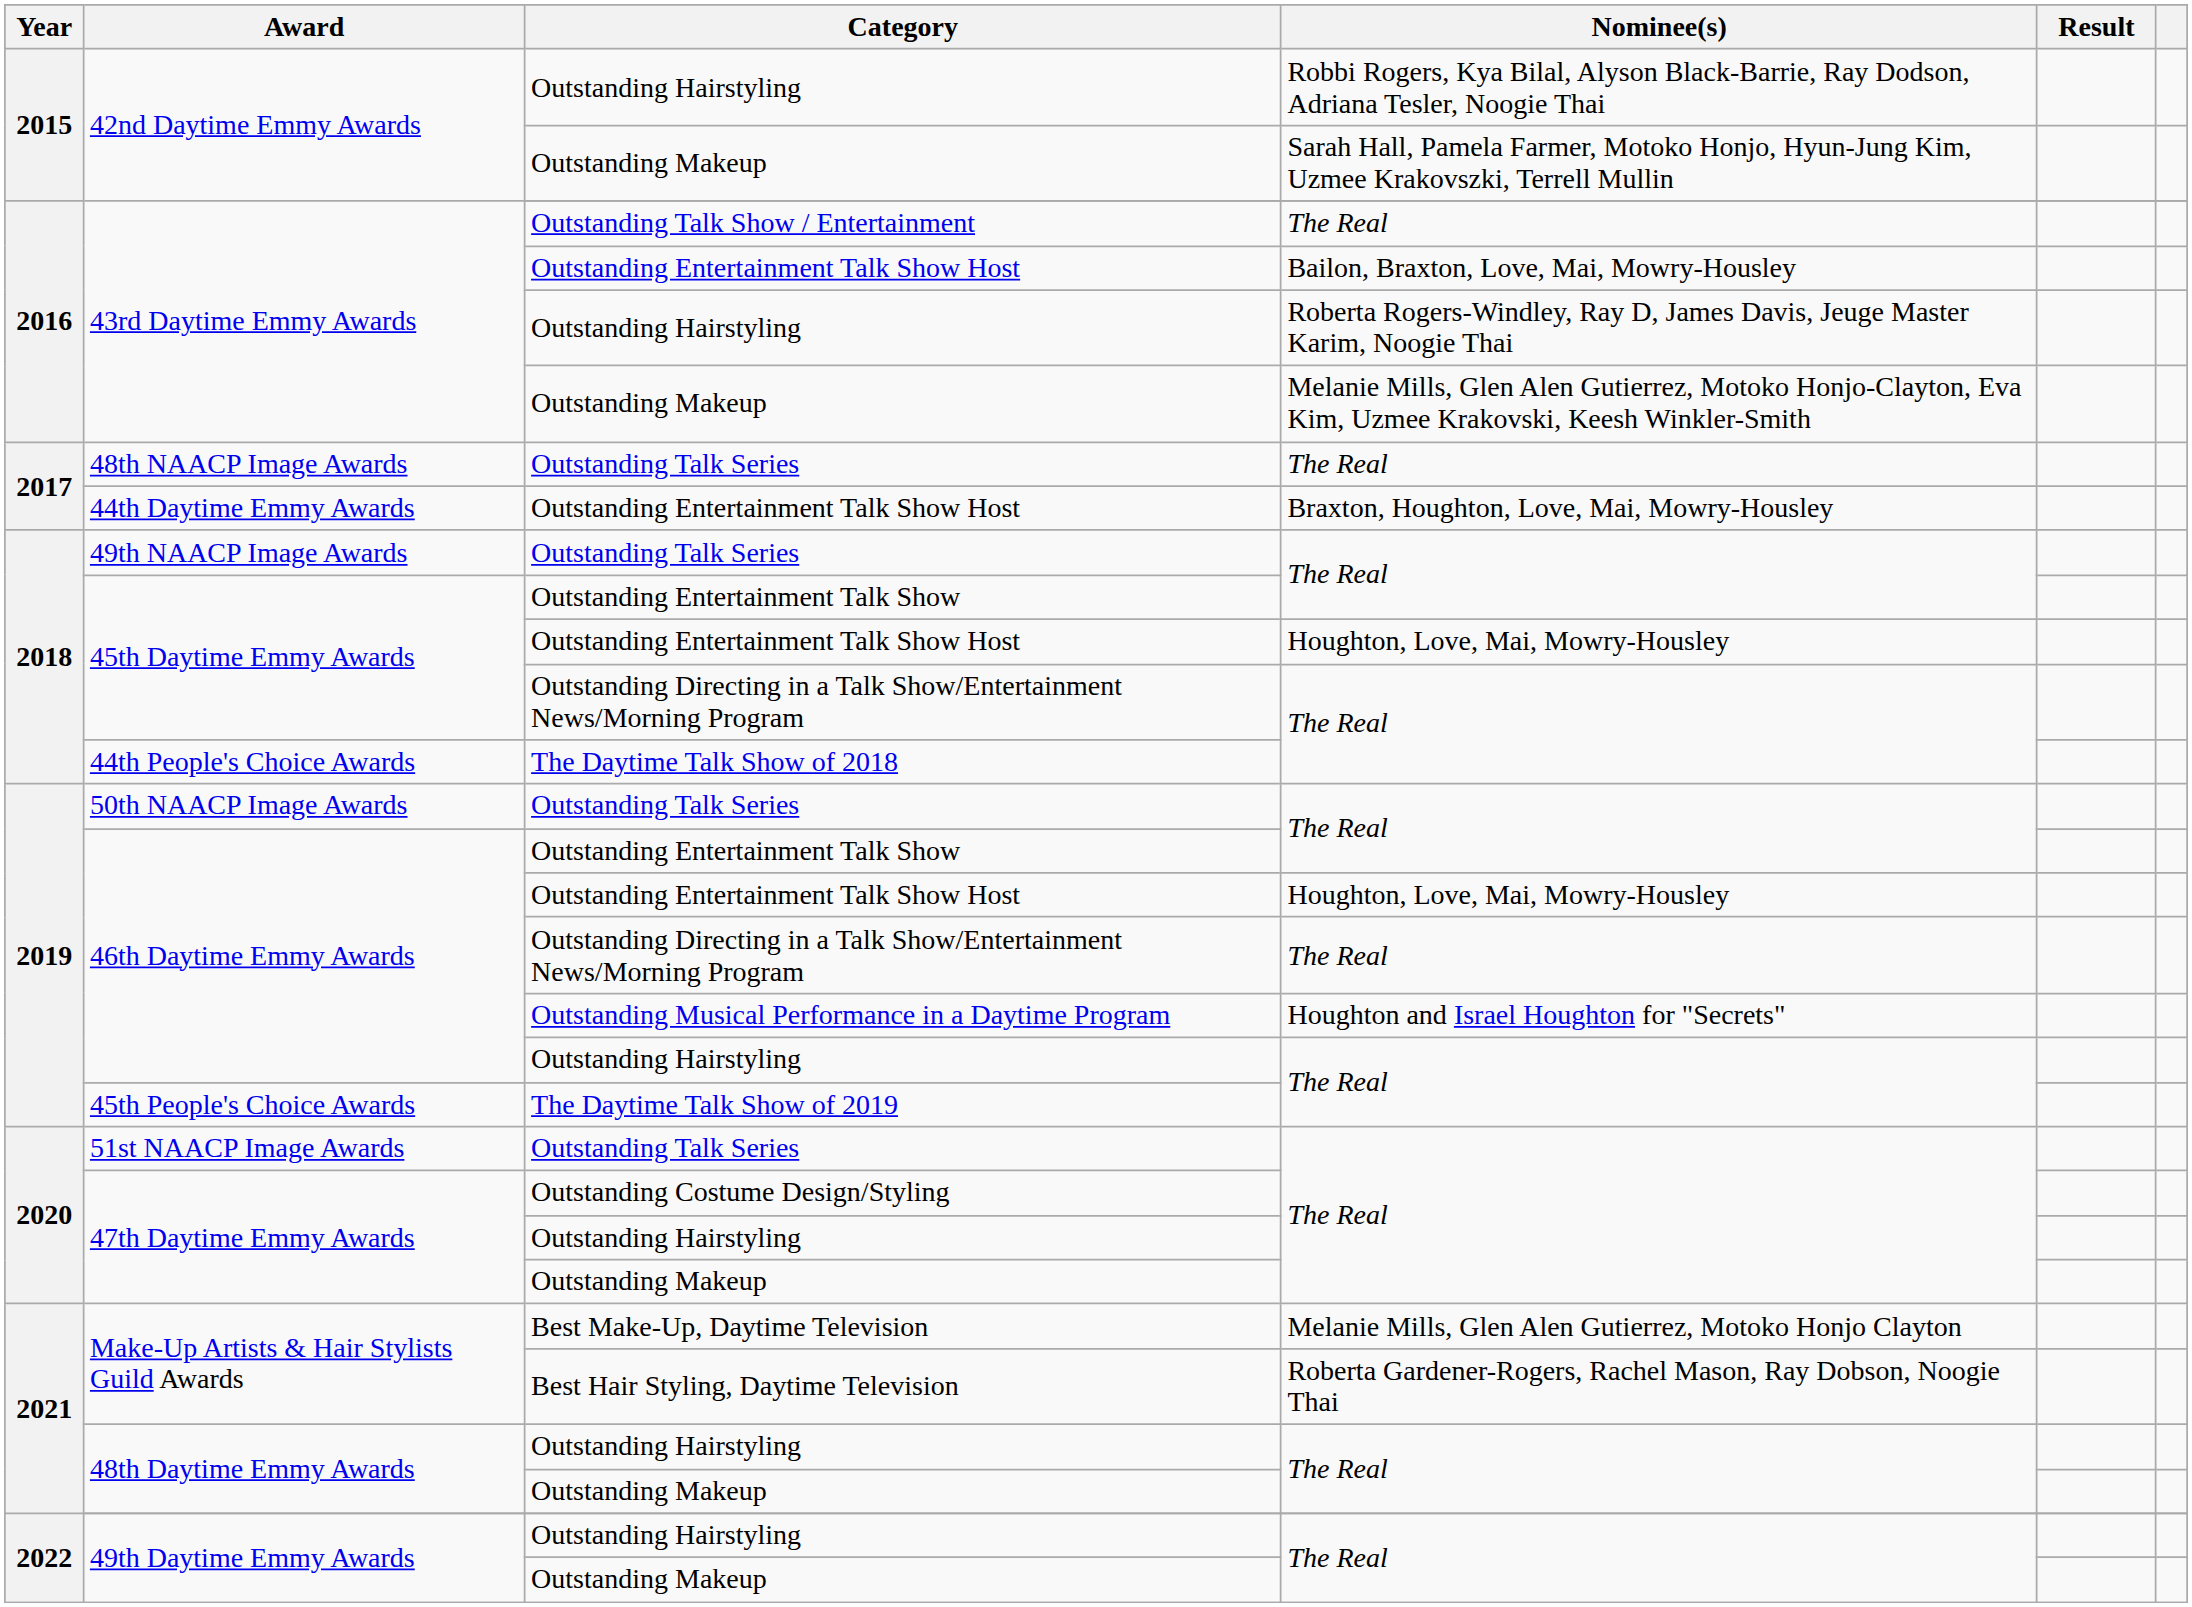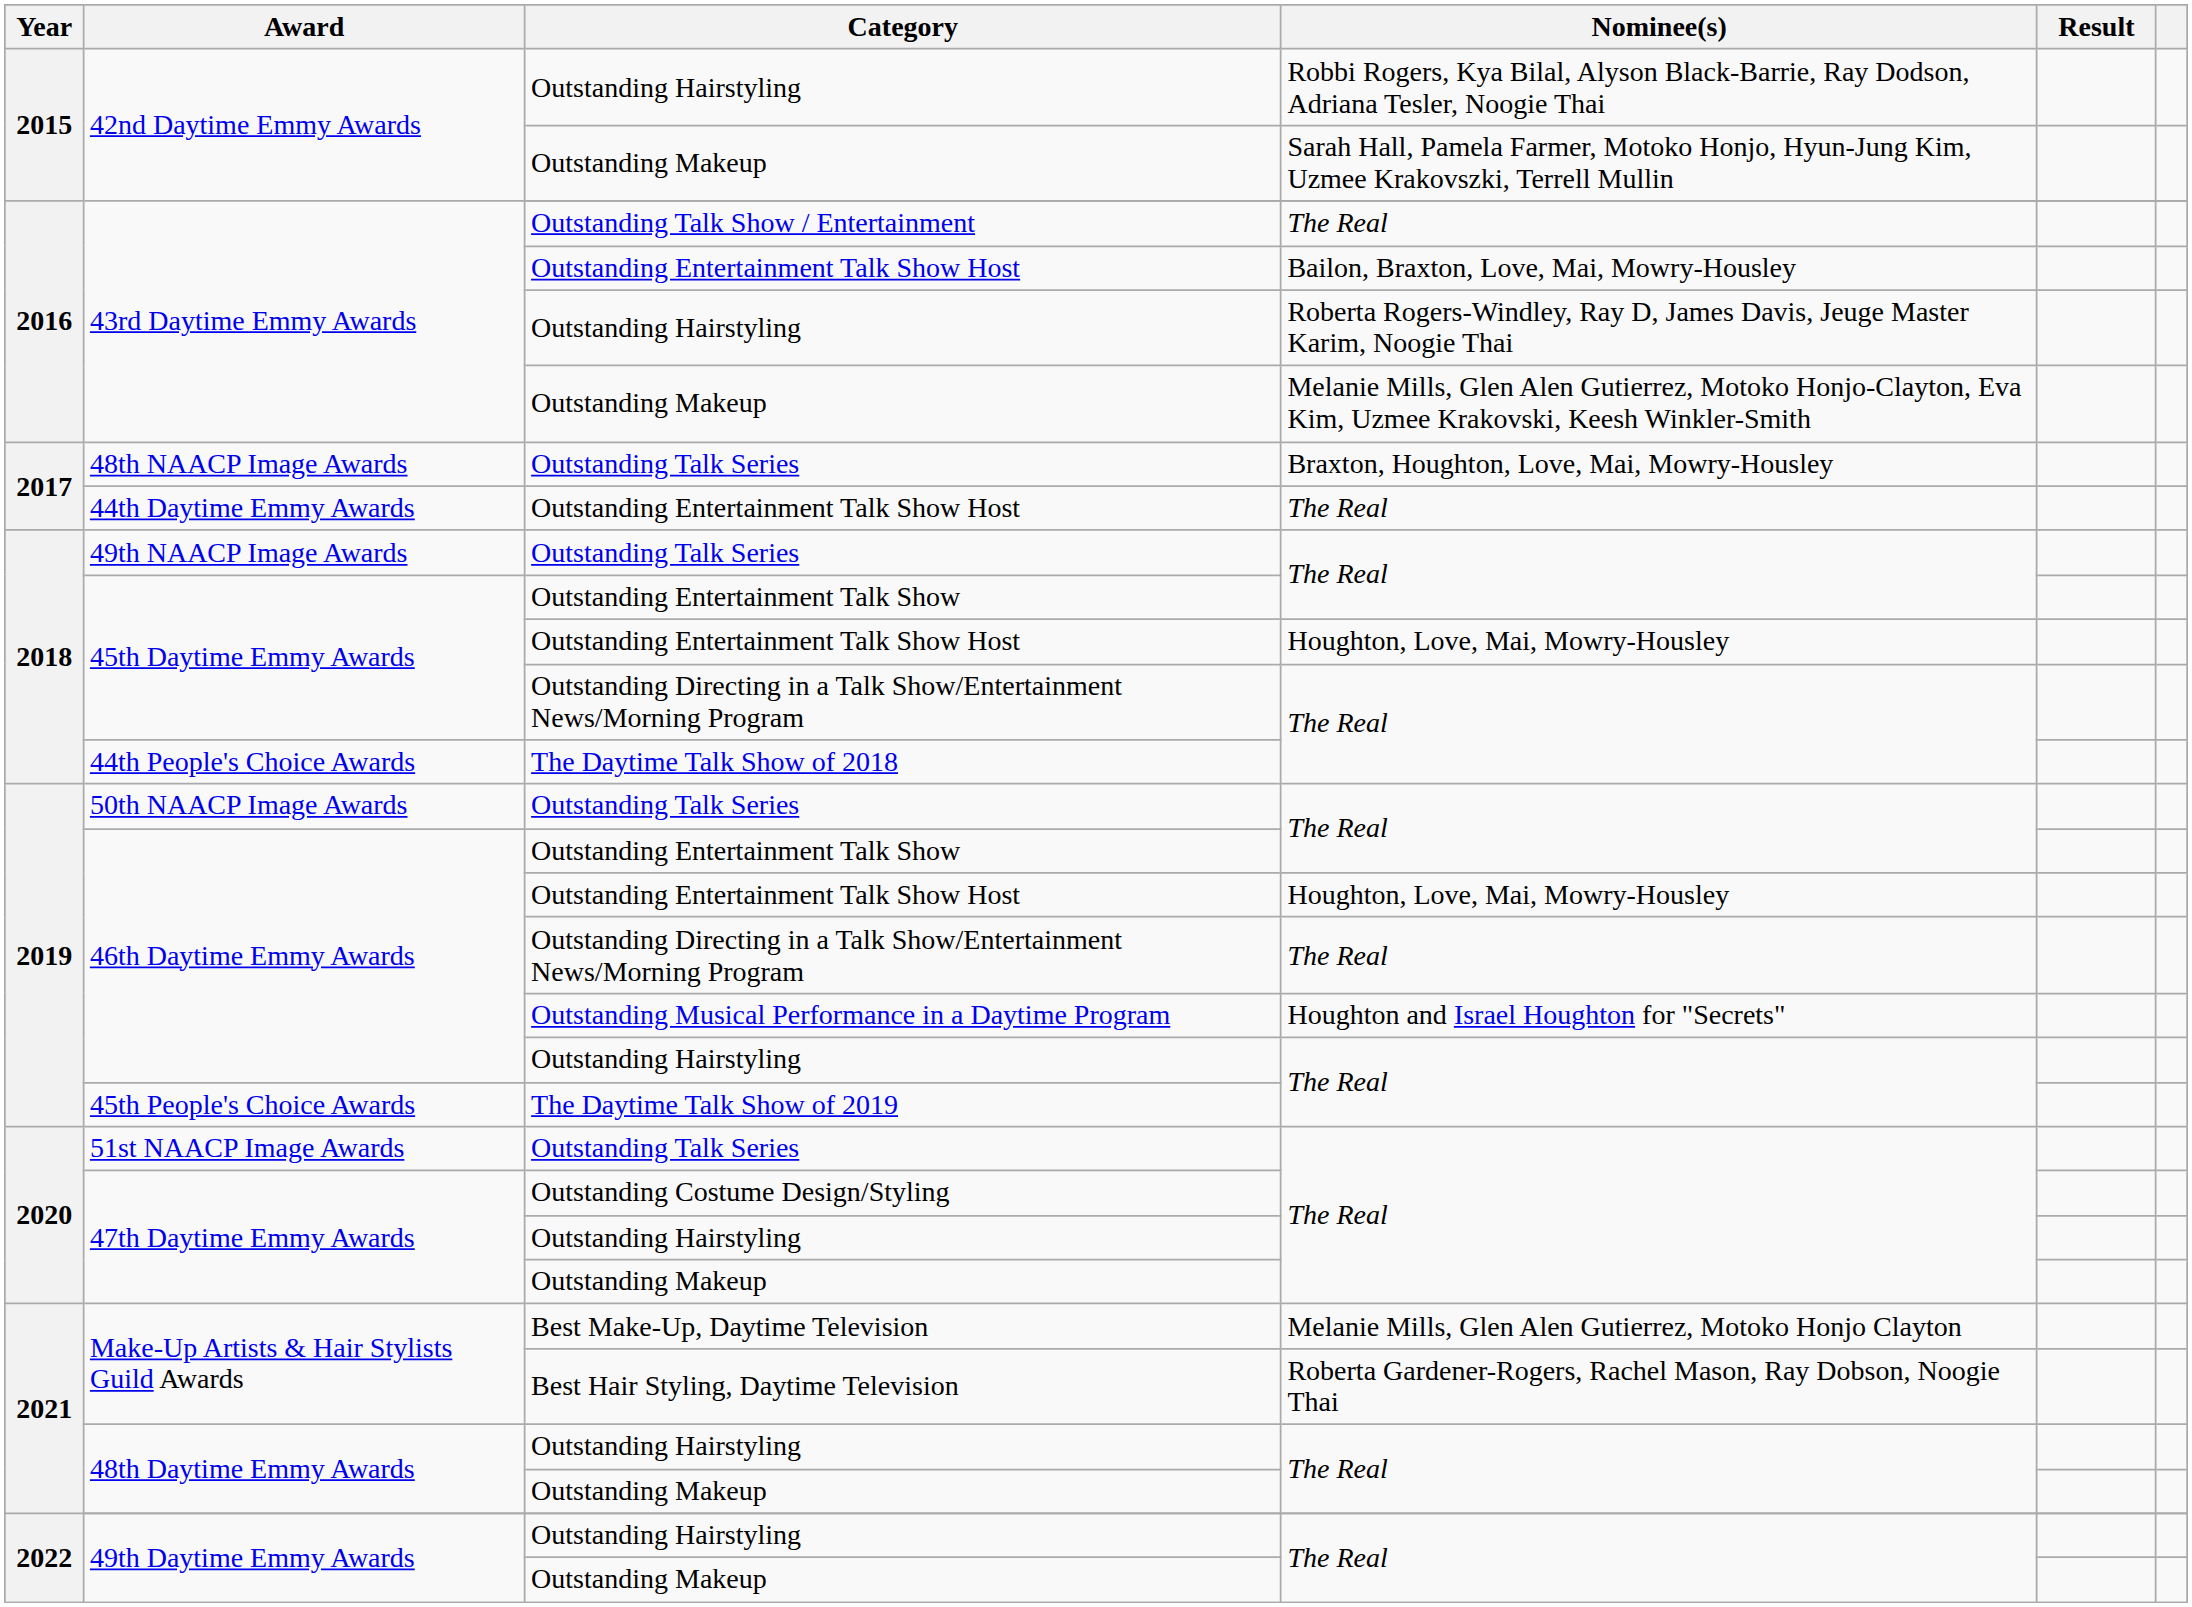(1338, 463) The Real -> (1560, 463) Braxton, Houghton, Love, Mai, Mowry-Housley
(1560, 507) Braxton, Houghton, Love, Mai, Mowry-Housley -> (1338, 507) The Real
